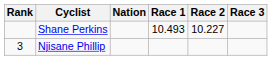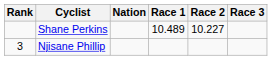(168, 30) 10.493 -> (168, 30) 10.489
